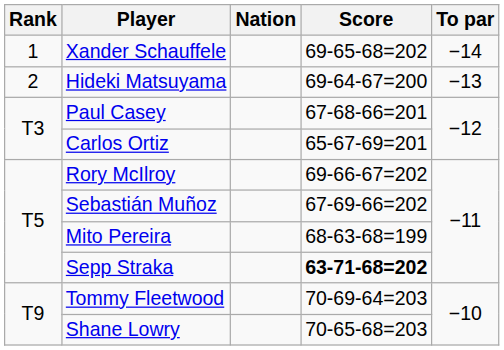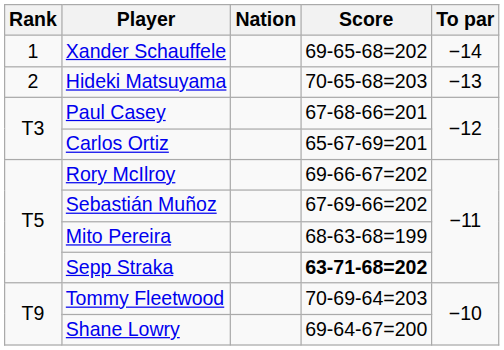(366, 81) 69-64-67=200 -> (366, 81) 70-65-68=203
(366, 329) 70-65-68=203 -> (366, 329) 69-64-67=200
